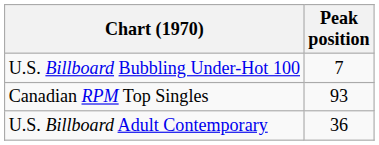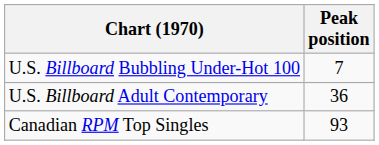rows swapped: (138, 125) <-> (109, 96)
